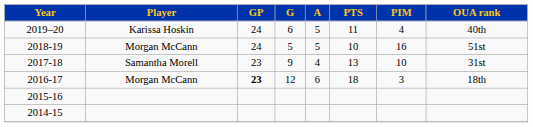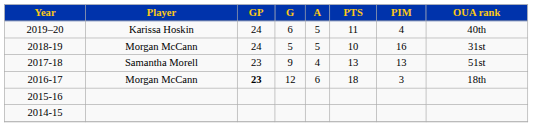(477, 46) 51st -> (477, 46) 31st
(401, 63) 10 -> (401, 63) 13
(477, 63) 31st -> (477, 63) 51st
